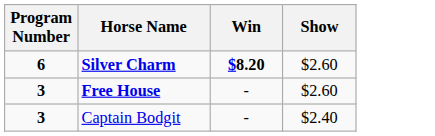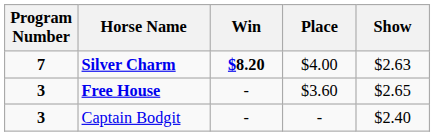+ column: (319, 27)
(41, 64) 6 -> (41, 64) 7
(319, 64) $2.60 -> (393, 64) $2.63
(319, 91) $2.60 -> (393, 91) $2.65
